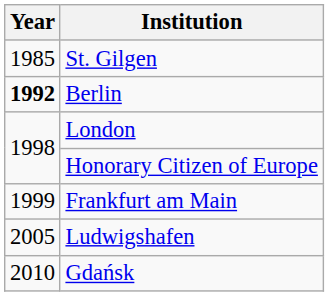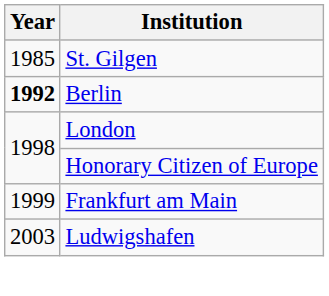(32, 237) 2005 -> (32, 237) 2003
- row: (100, 272)
